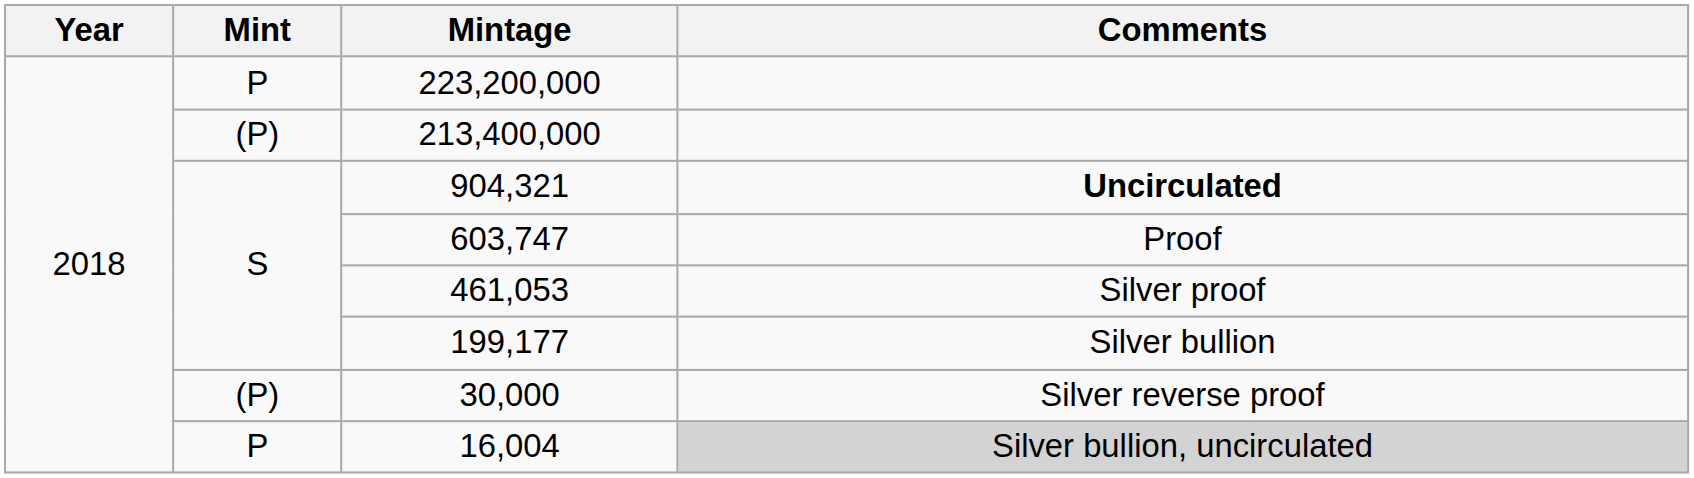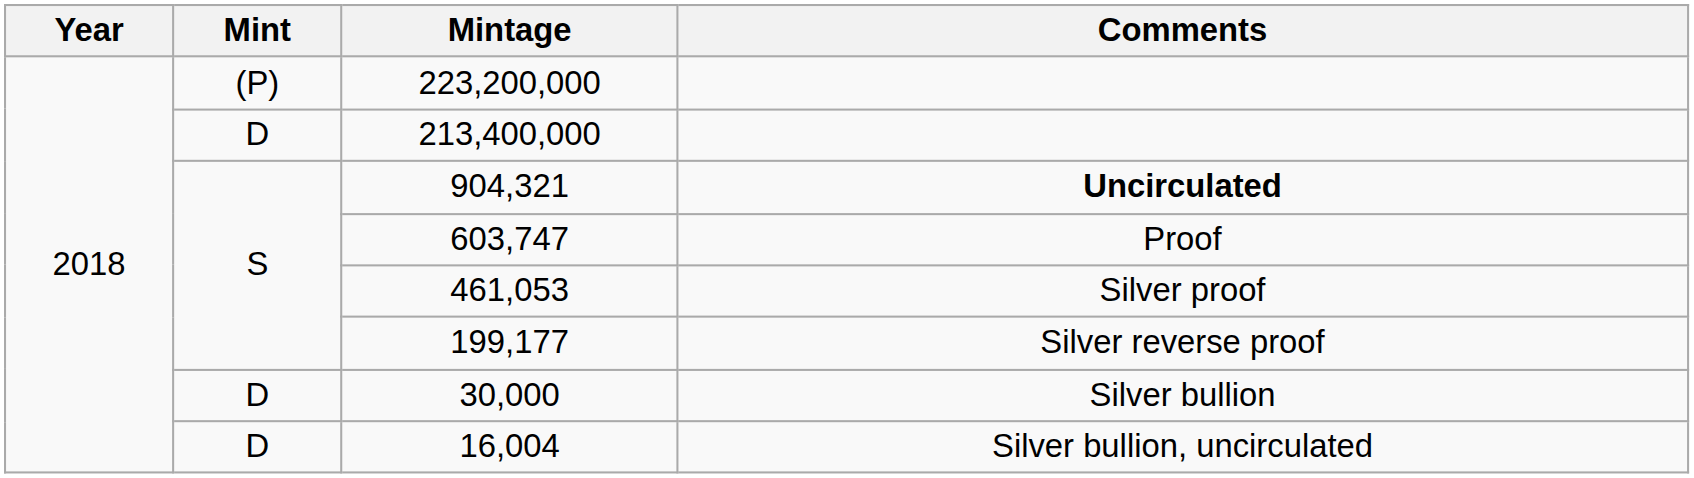(257, 82) P -> (257, 82) (P)
(257, 134) (P) -> (257, 134) D
(1183, 342) Silver bullion -> (1183, 342) Silver reverse proof
(257, 394) (P) -> (257, 394) D
(1183, 394) Silver reverse proof -> (1183, 394) Silver bullion
(257, 446) P -> (257, 446) D
(1183, 446) lightgrey background -> (1183, 446) no background
